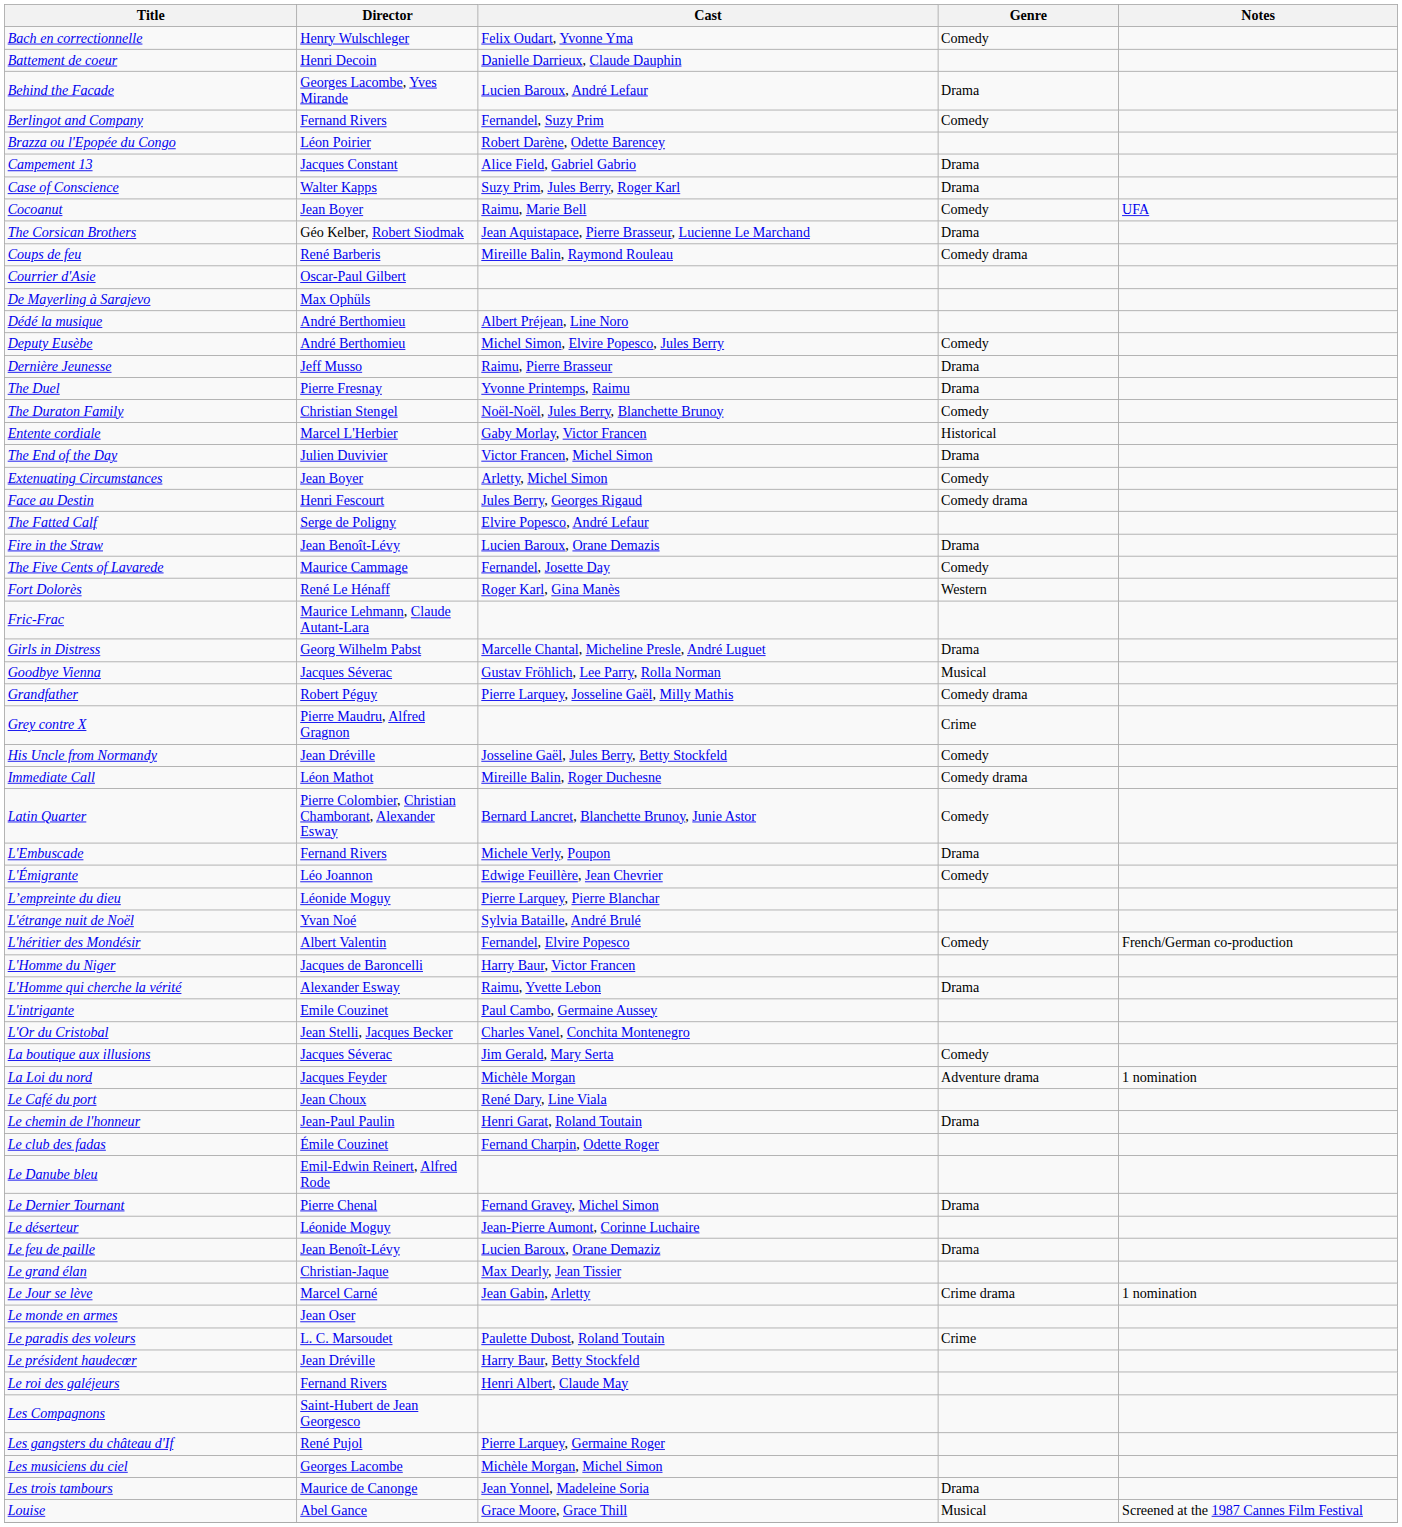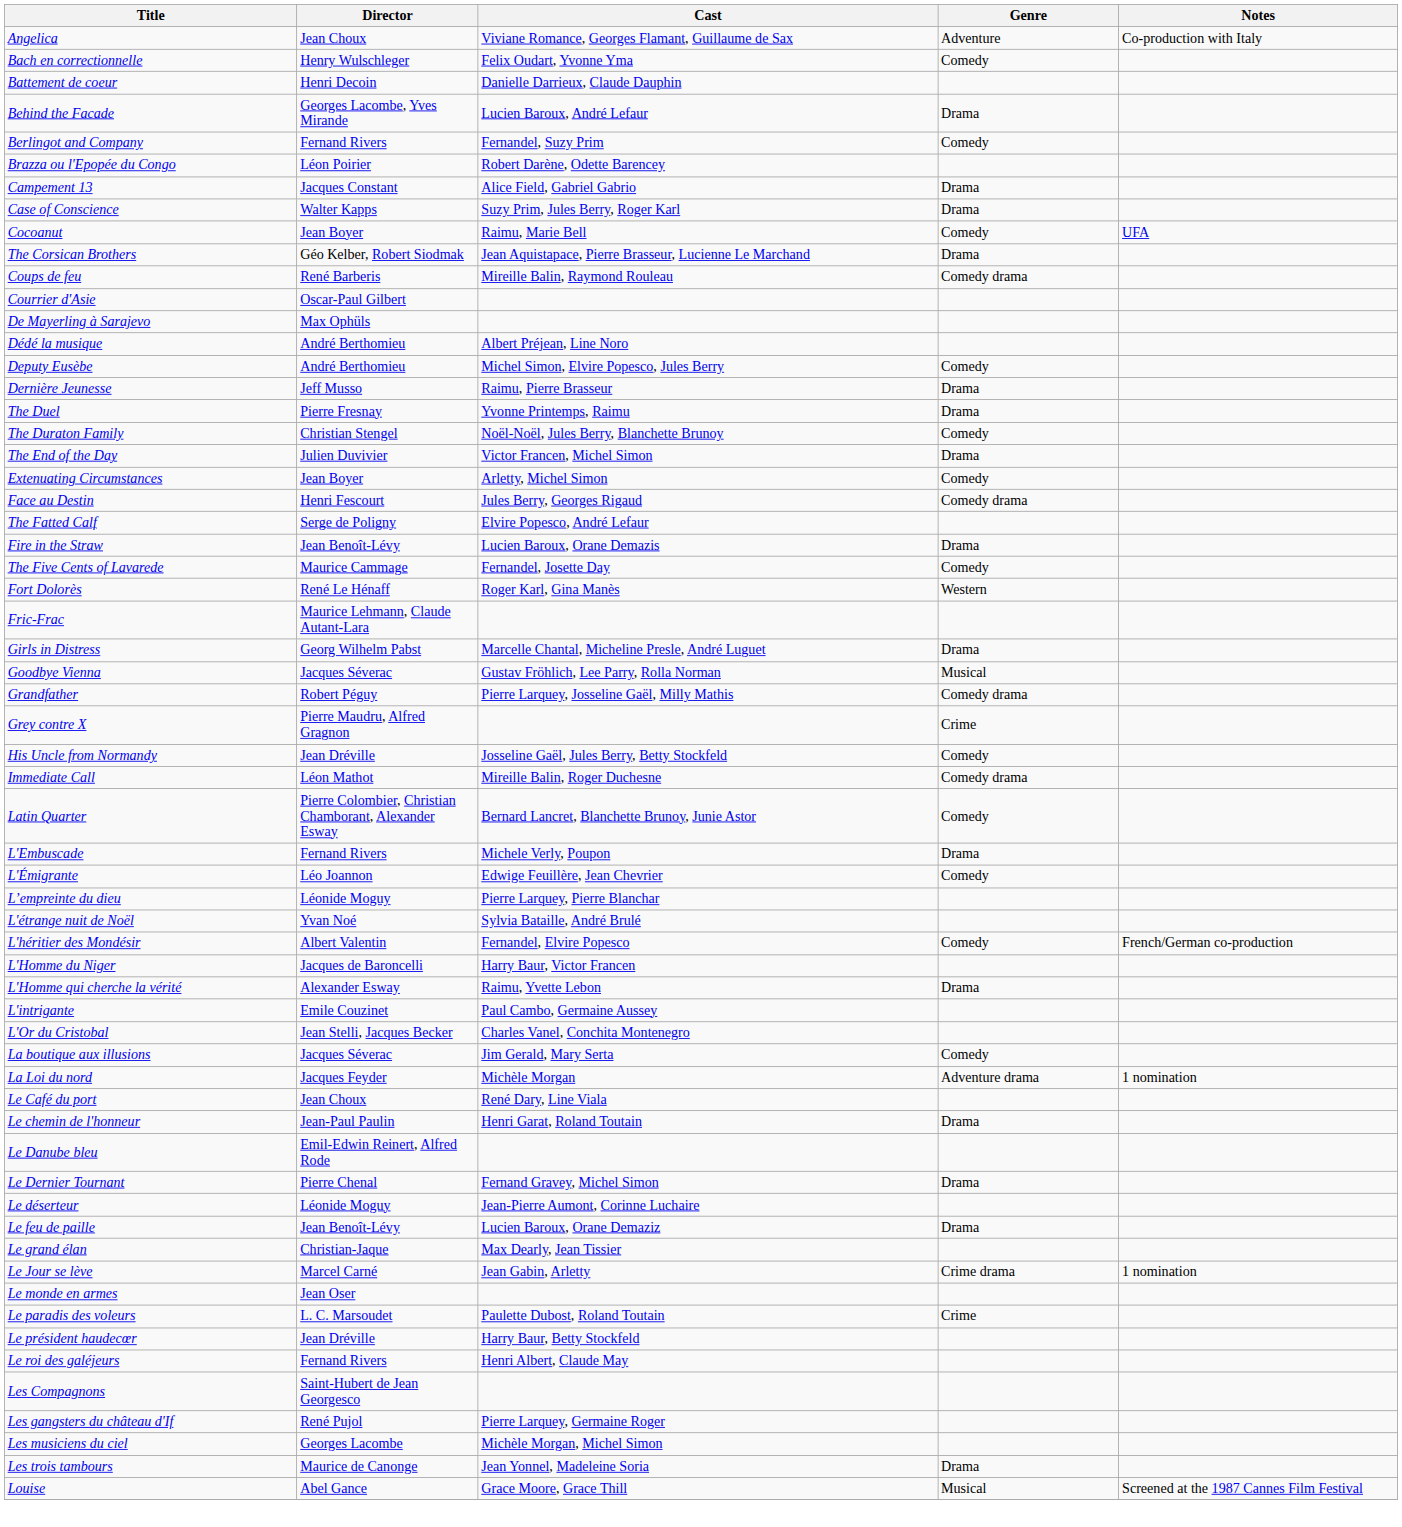+ row: (33, 37)
- row: (54, 433)
- row: (57, 1144)
